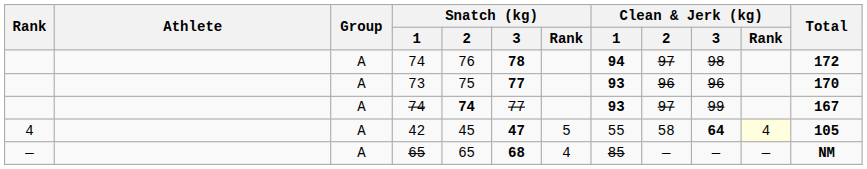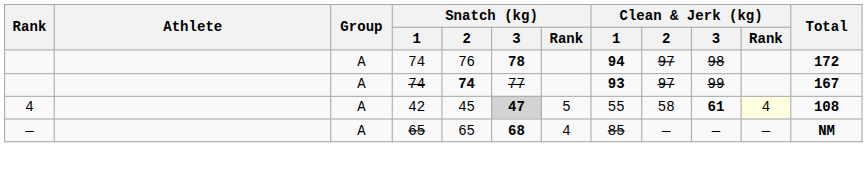- row: (29, 85)
(516, 130) no background -> (516, 108) lightgrey background
(716, 130) 64 -> (716, 108) 61
(827, 130) 105 -> (827, 108) 108
